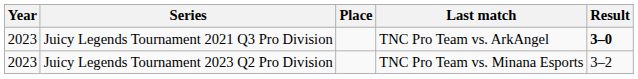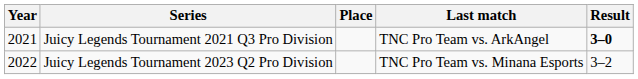(22, 39) 2023 -> (22, 39) 2021
(22, 62) 2023 -> (22, 62) 2022
